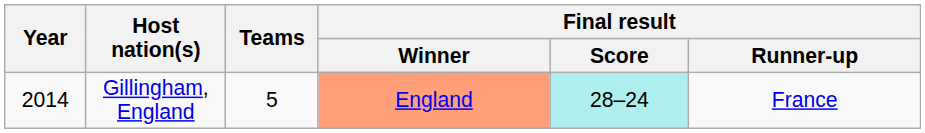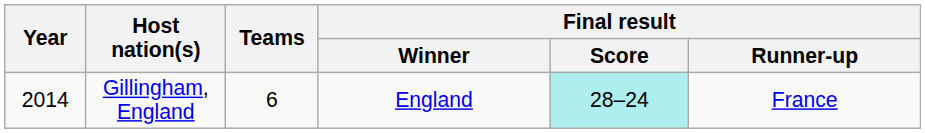(272, 100) 5 -> (272, 100) 6
(434, 100) lightsalmon background -> (434, 100) no background
